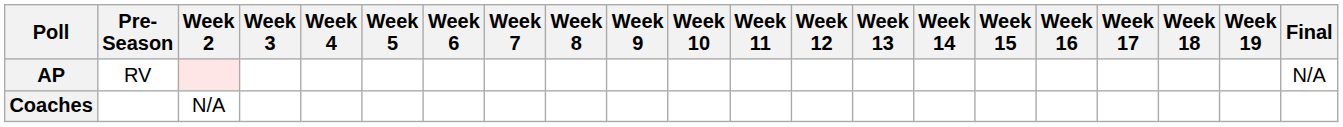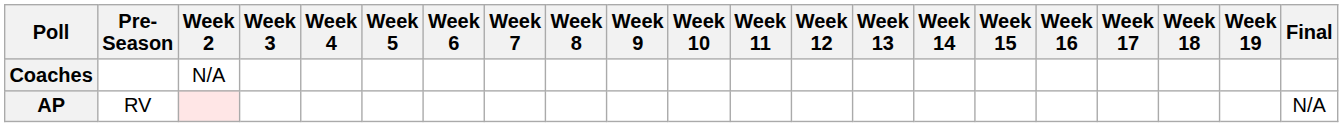rows swapped: (51, 75) <-> (51, 106)
